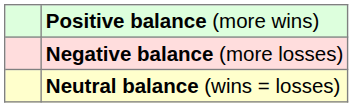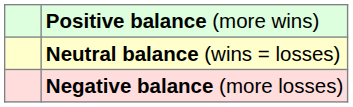rows swapped: (193, 86) <-> (195, 53)
